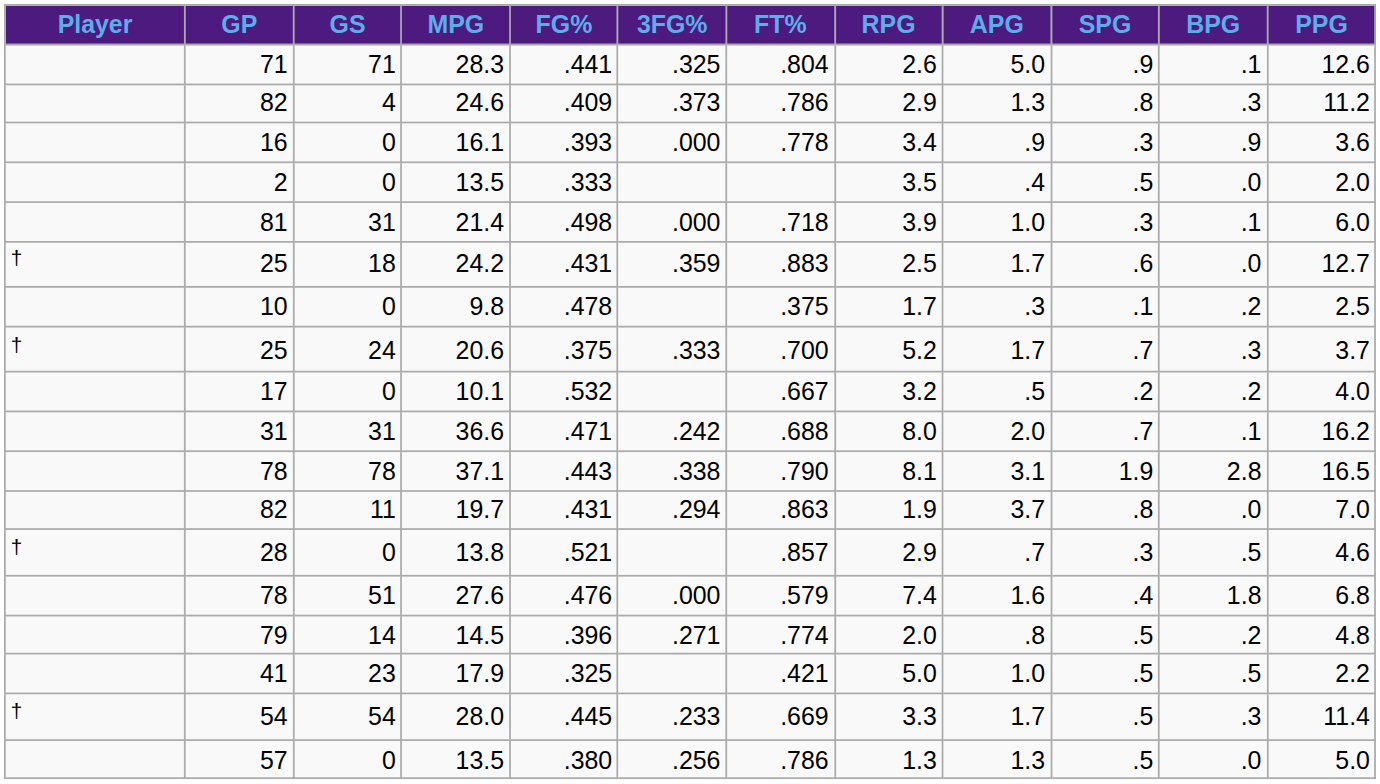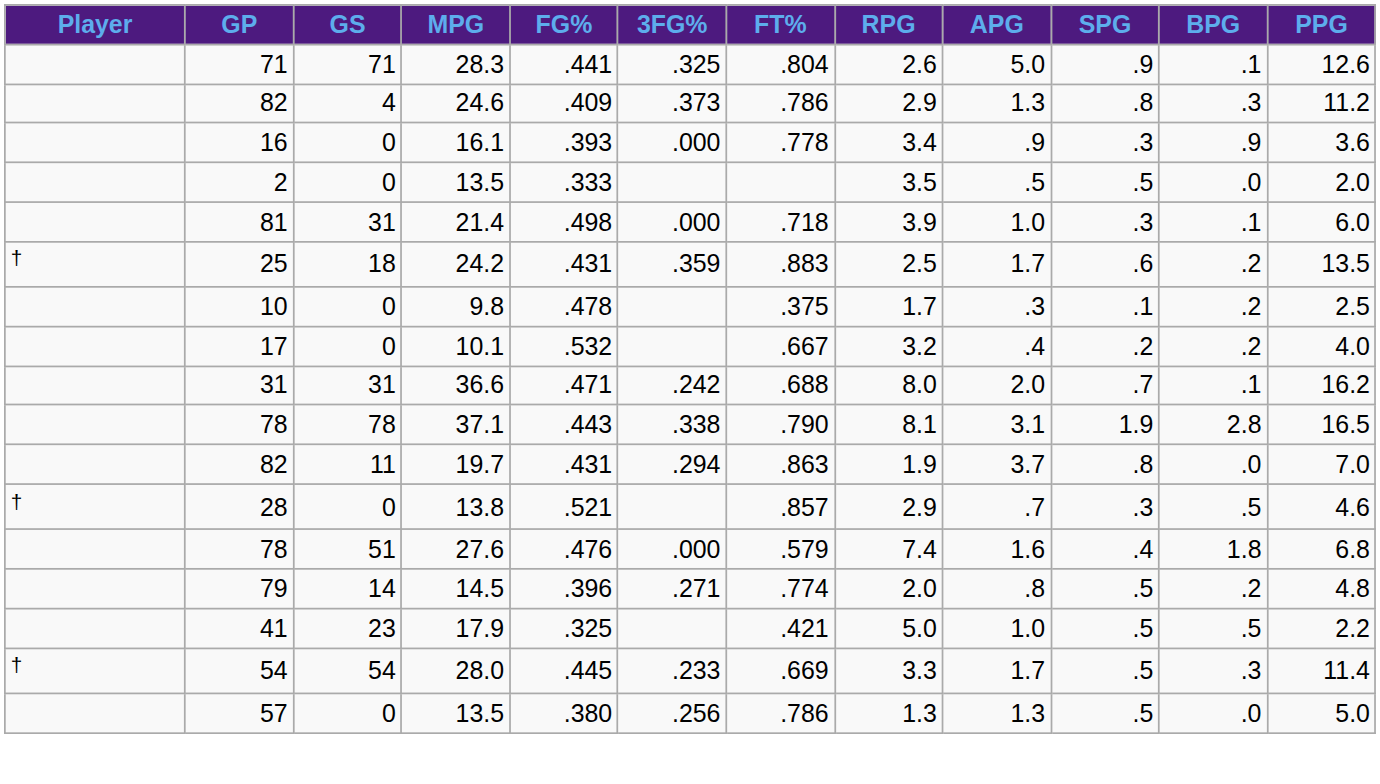(1035, 182) .4 -> (1035, 182) .5
(1251, 264) .0 -> (1251, 264) .2
(1346, 264) 12.7 -> (1346, 264) 13.5
- row: (274, 350)
(1035, 392) .5 -> (1035, 346) .4
